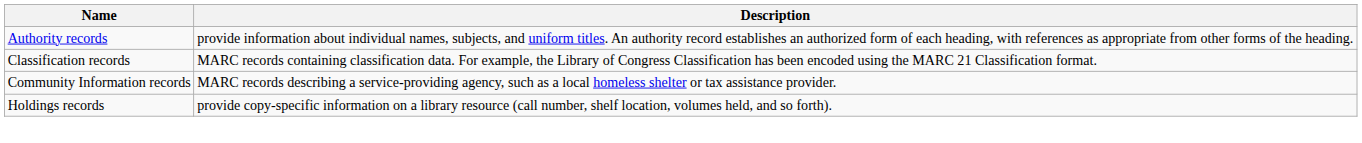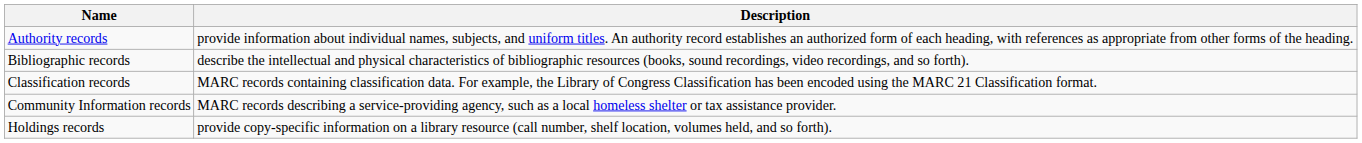+ row: (69, 60)
